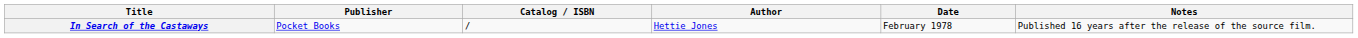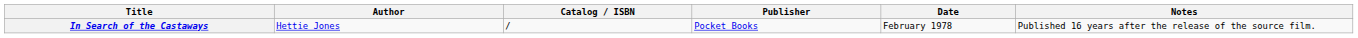columns swapped: (766, 12) <-> (368, 12)
